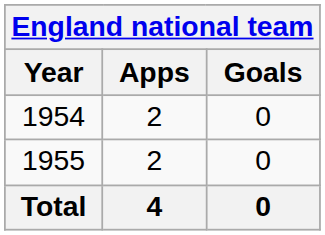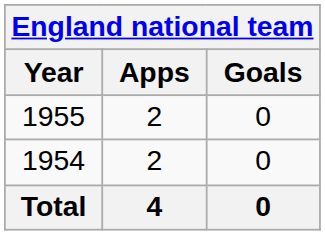rows swapped: (54, 116) <-> (54, 161)
